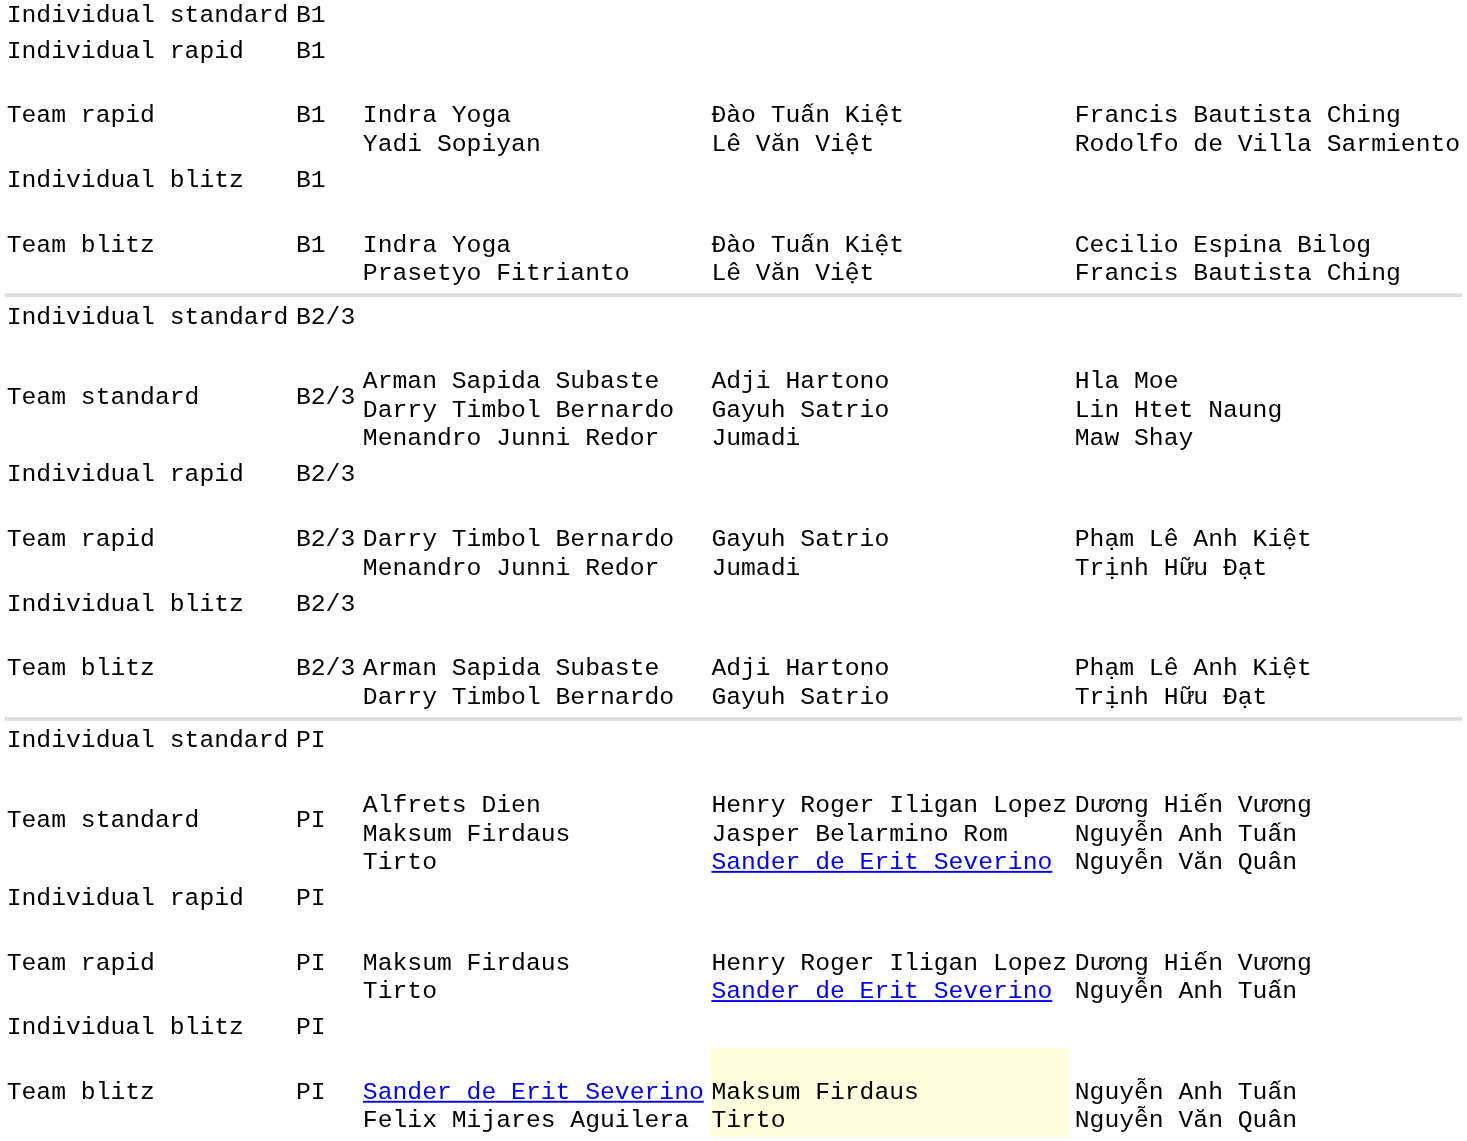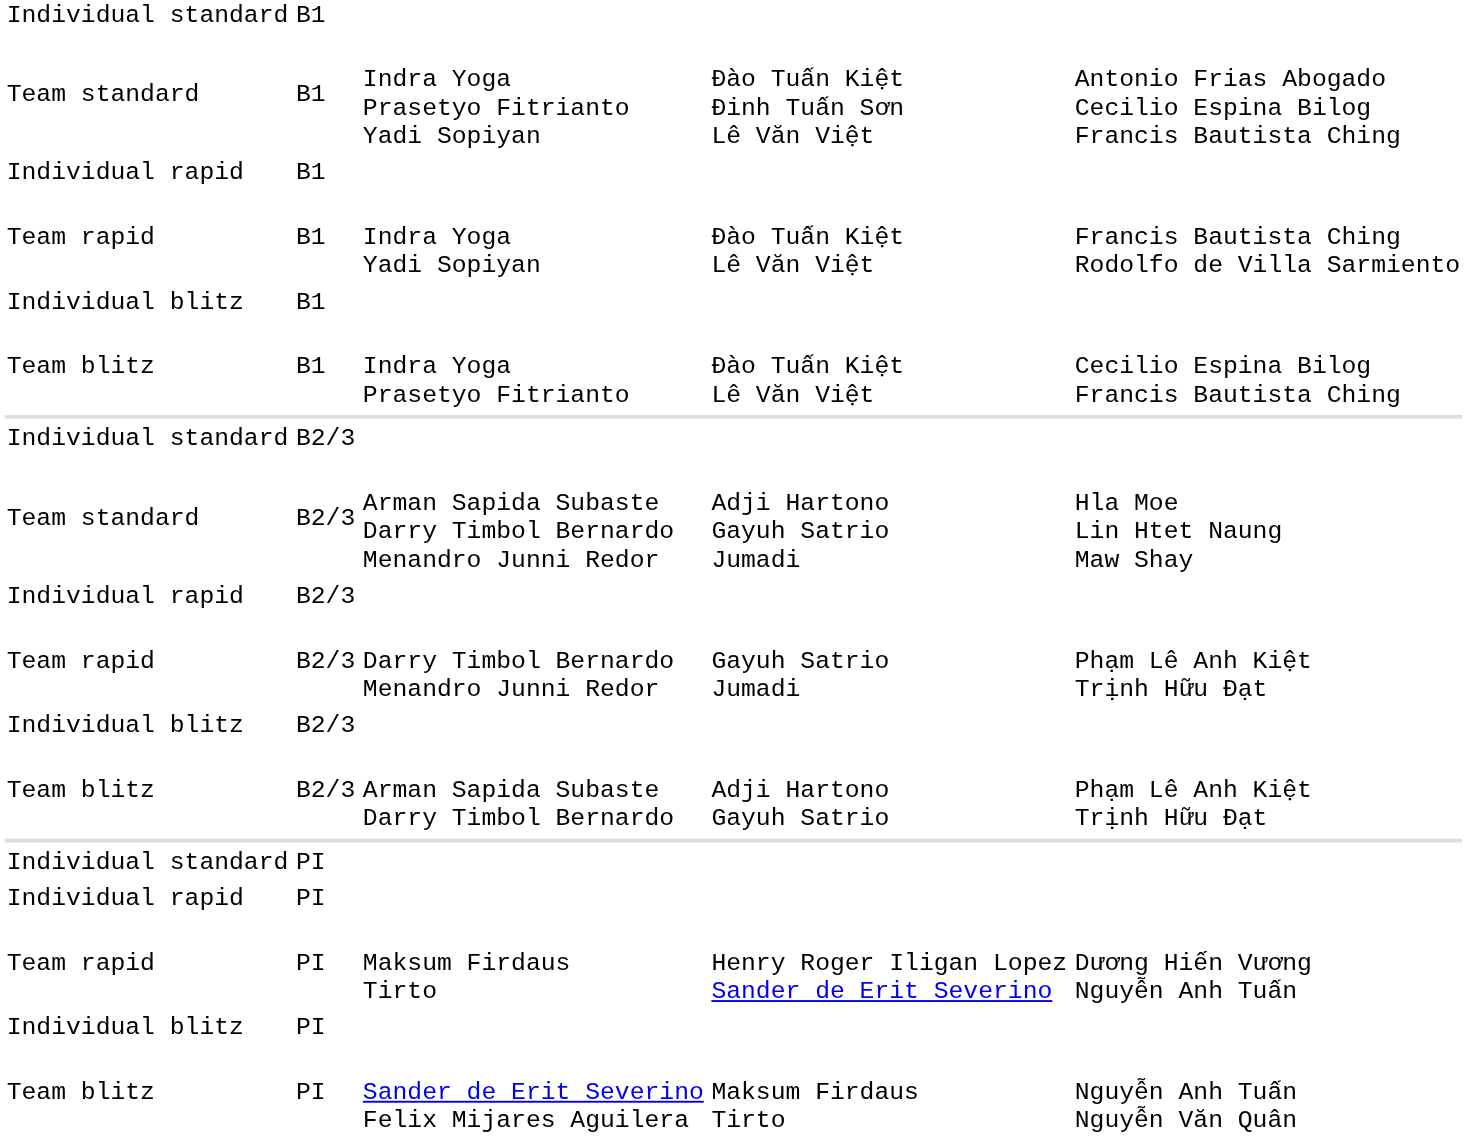+ row: (103, 94)
- row: (103, 820)
(815, 1106) lightyellow background -> (815, 1106) no background
